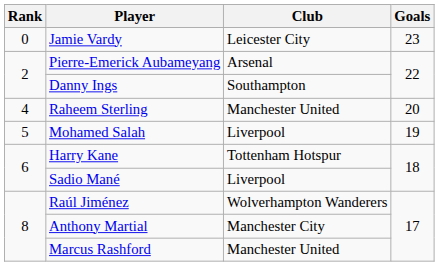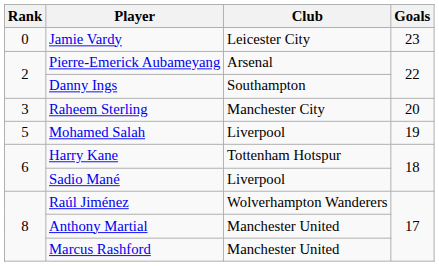(25, 109) 4 -> (25, 109) 3
(283, 109) Manchester United -> (276, 109) Manchester City
(276, 226) Manchester City -> (283, 226) Manchester United
